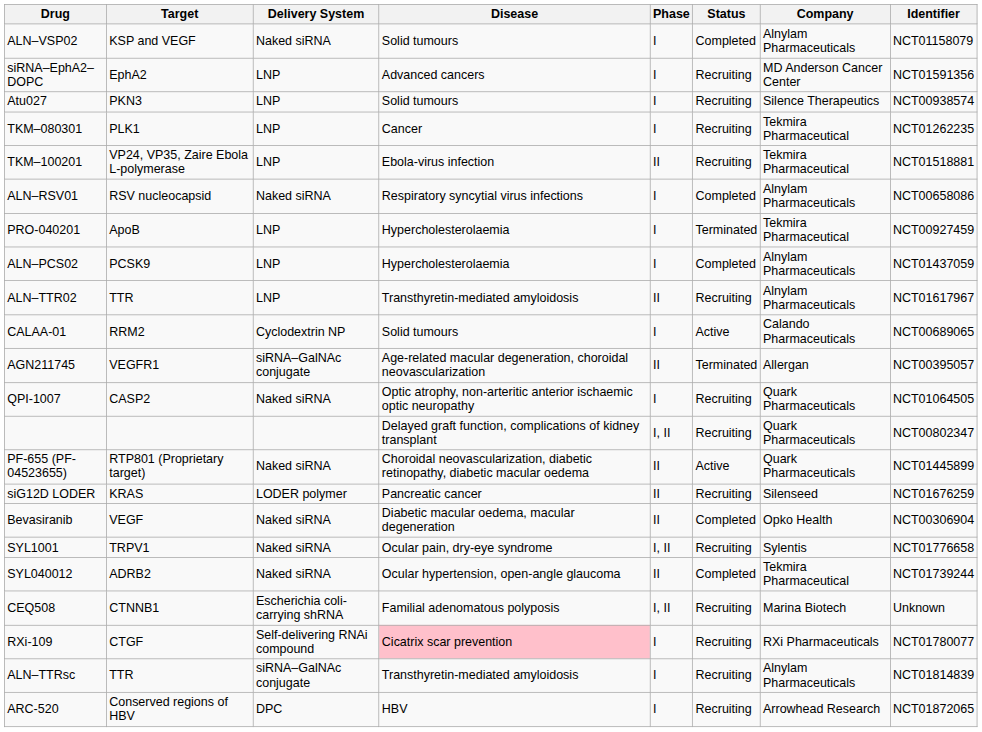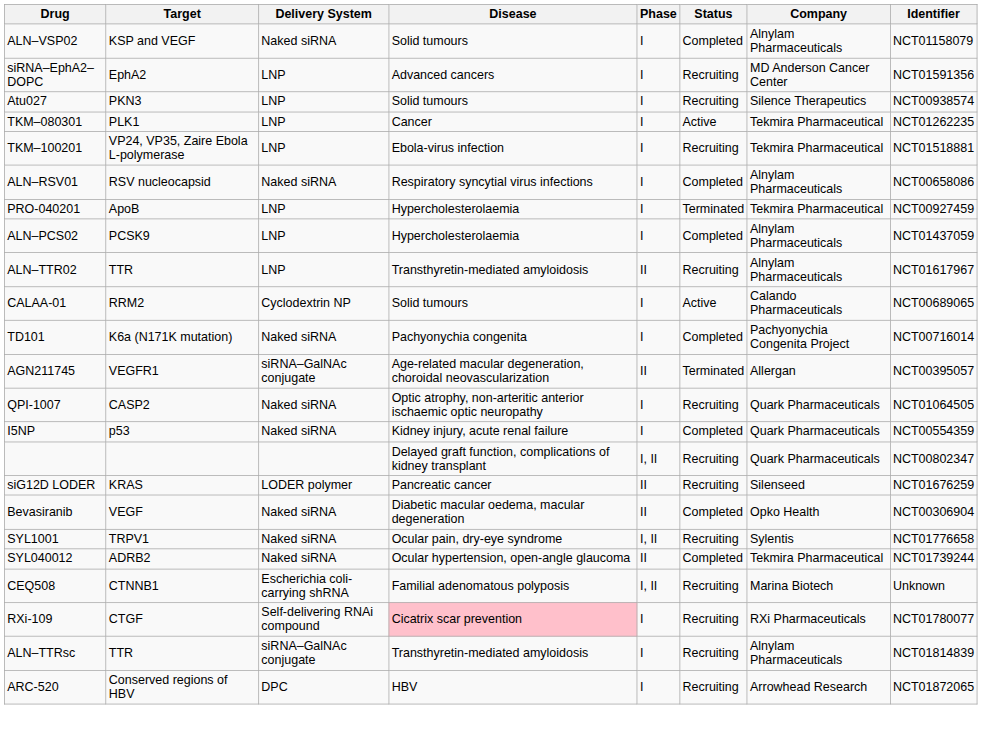(724, 128) Recruiting -> (700, 121) Active
(656, 162) II -> (642, 148) I
+ row: (26, 337)
+ row: (21, 431)
- row: (42, 466)
